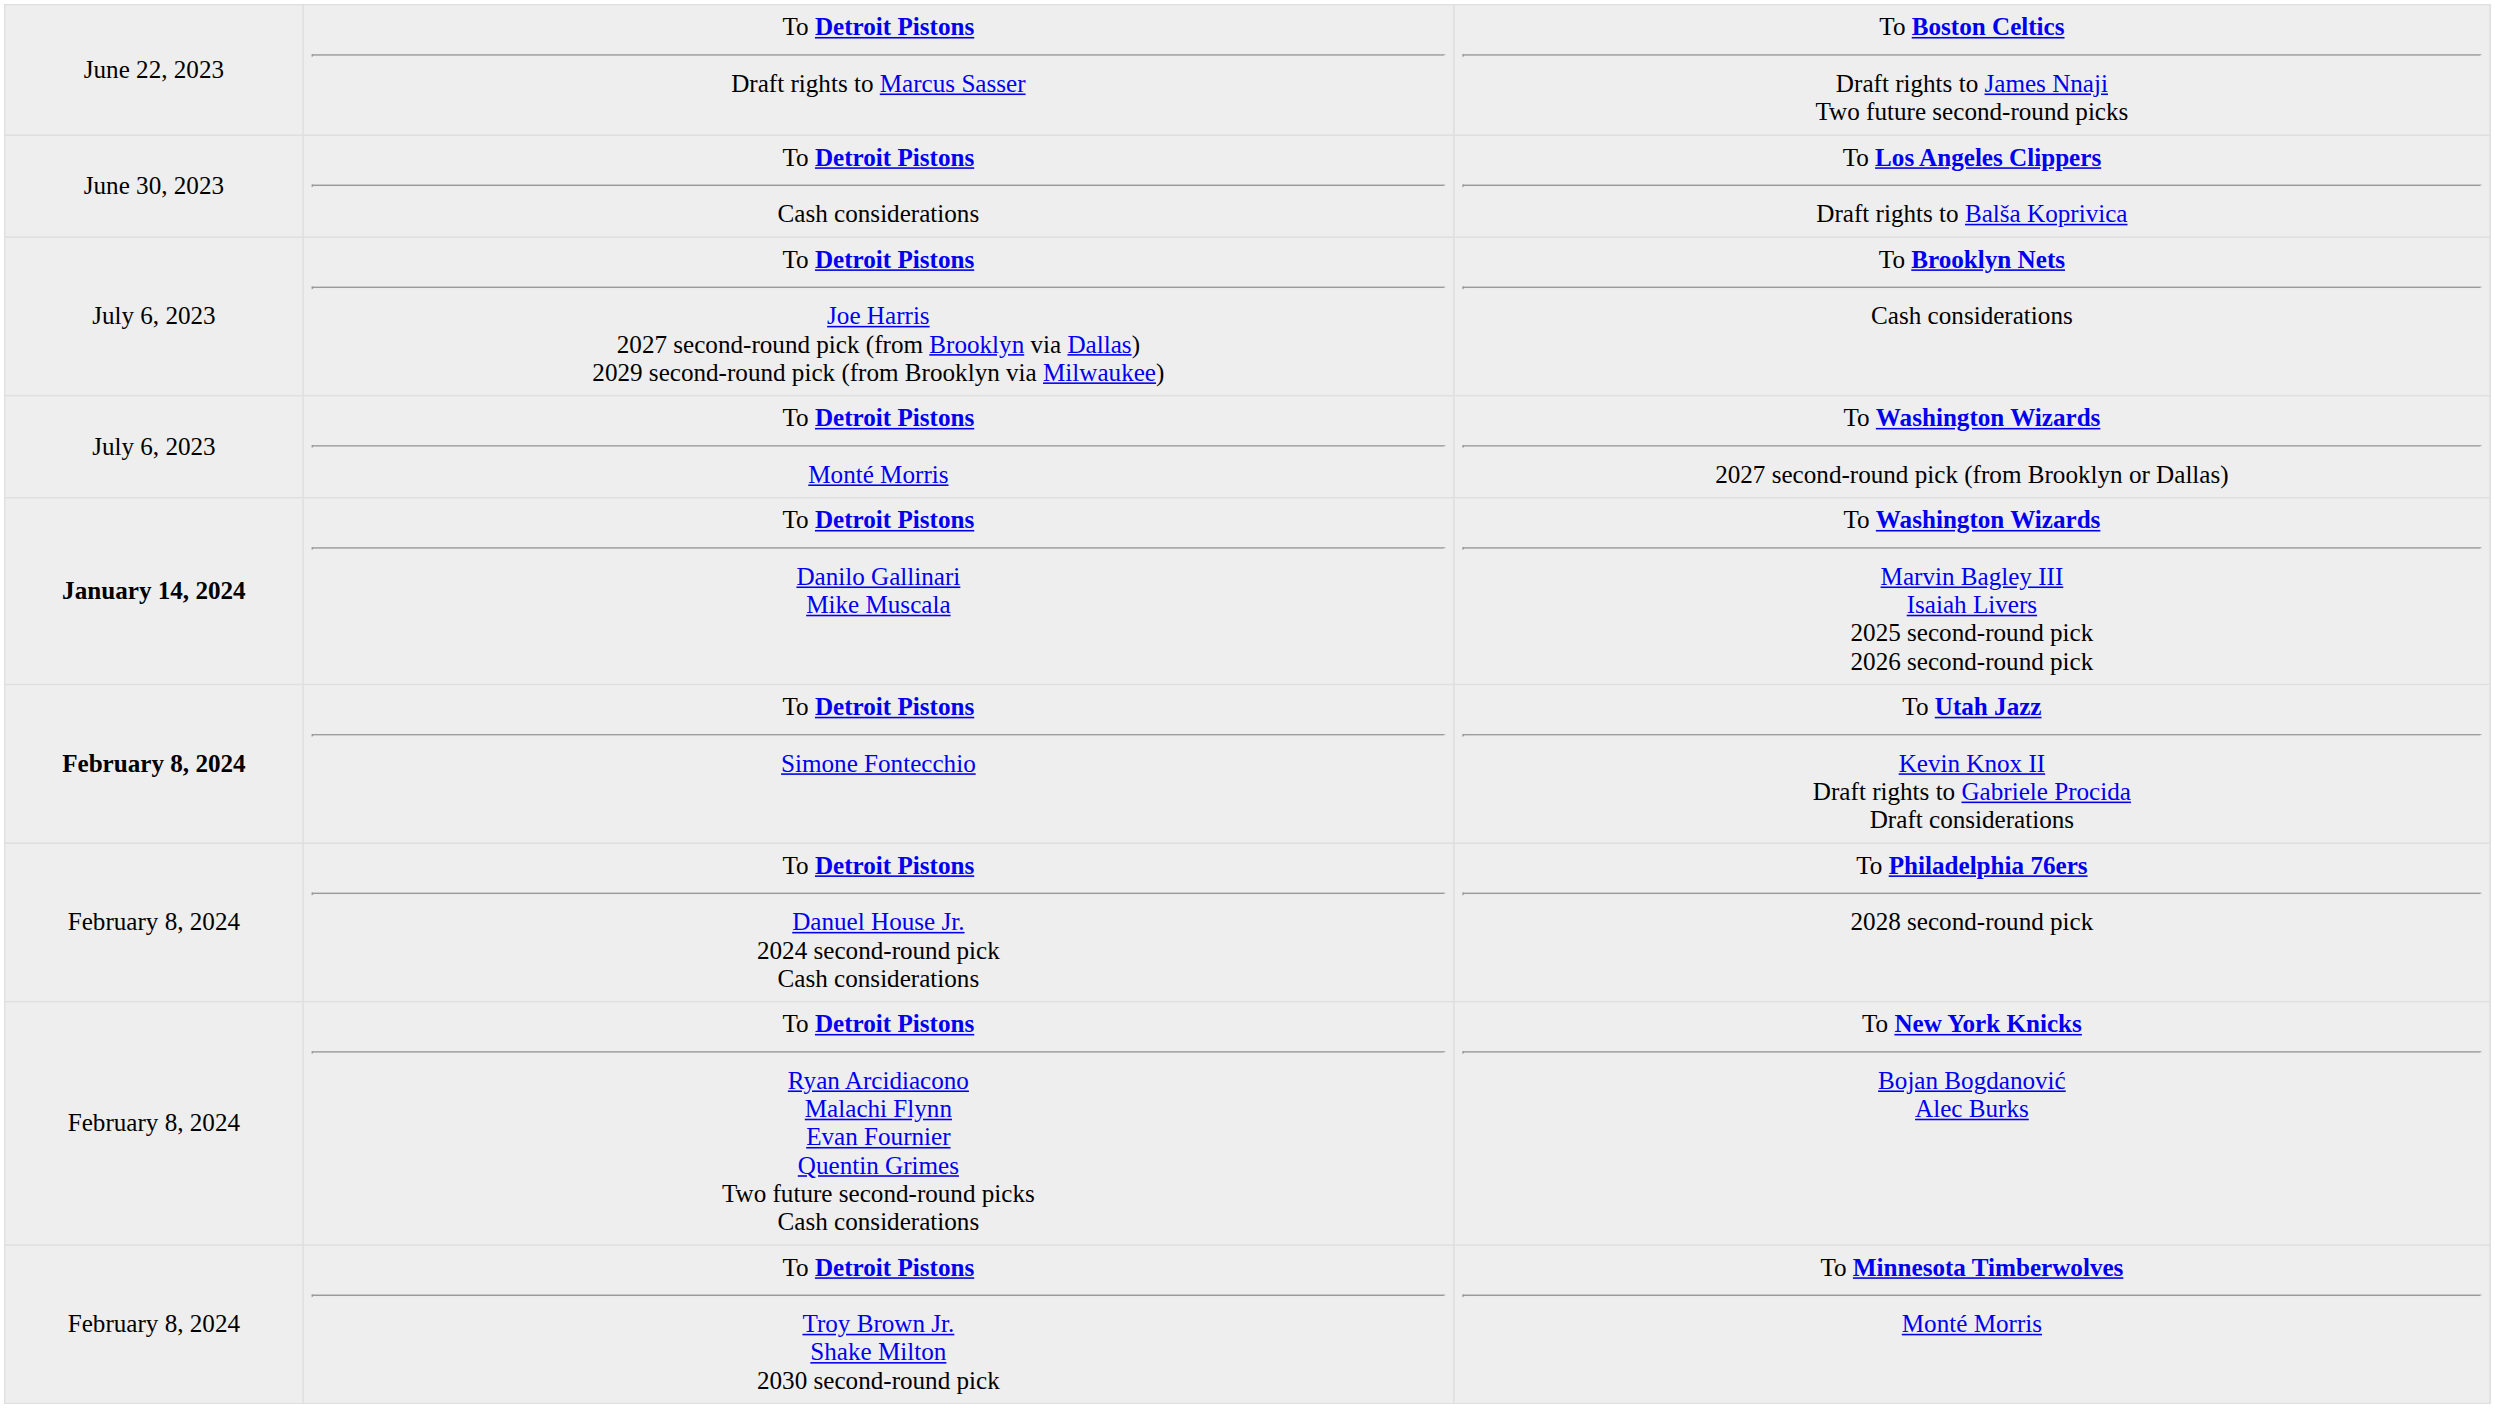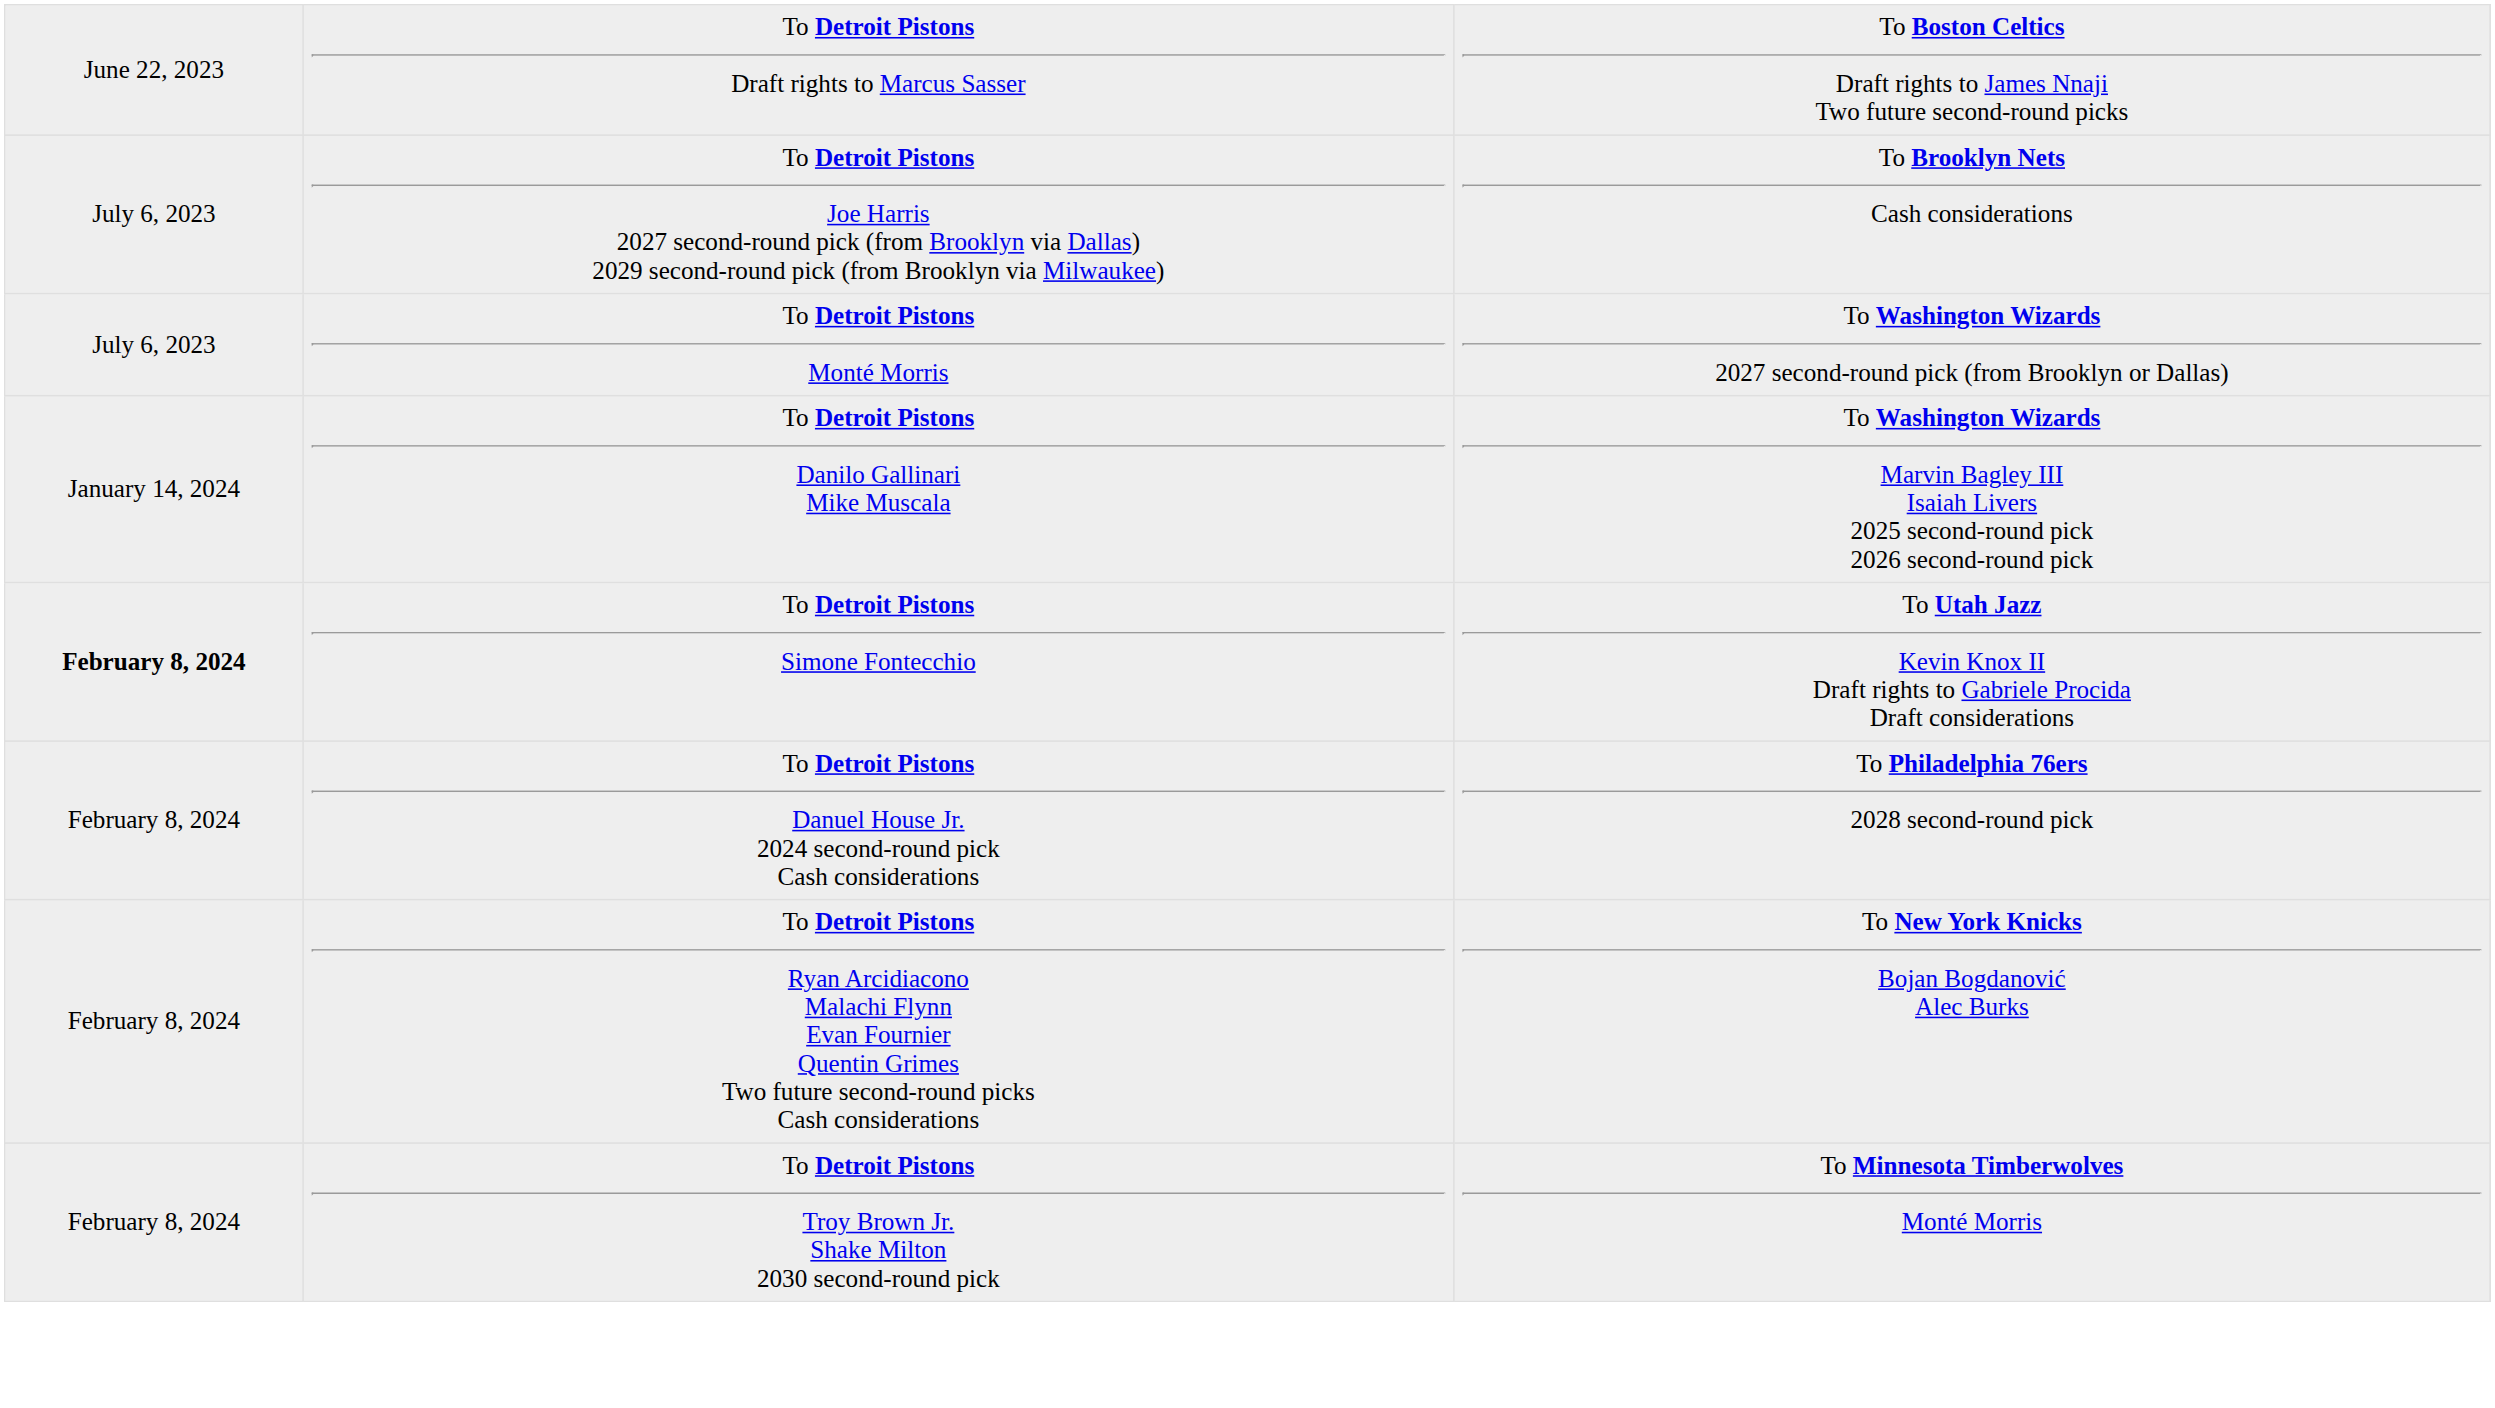- row: (878, 185)
(154, 590) bold -> (154, 488) normal
